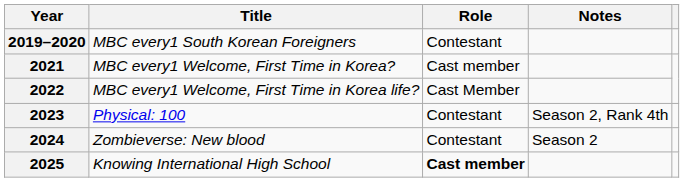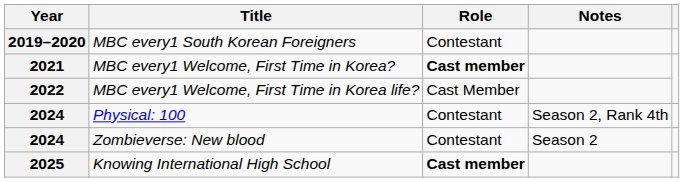(473, 66) normal -> (476, 66) bold
(47, 115) 2023 -> (47, 115) 2024
